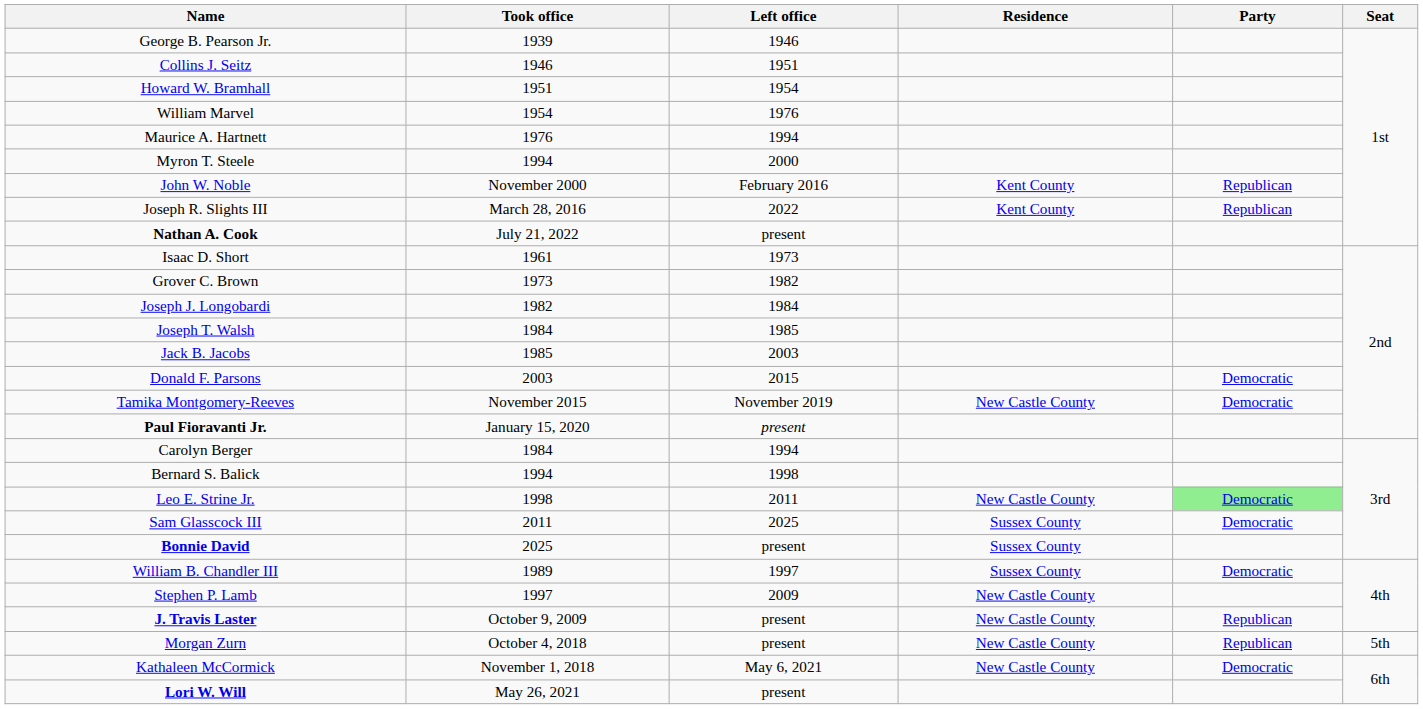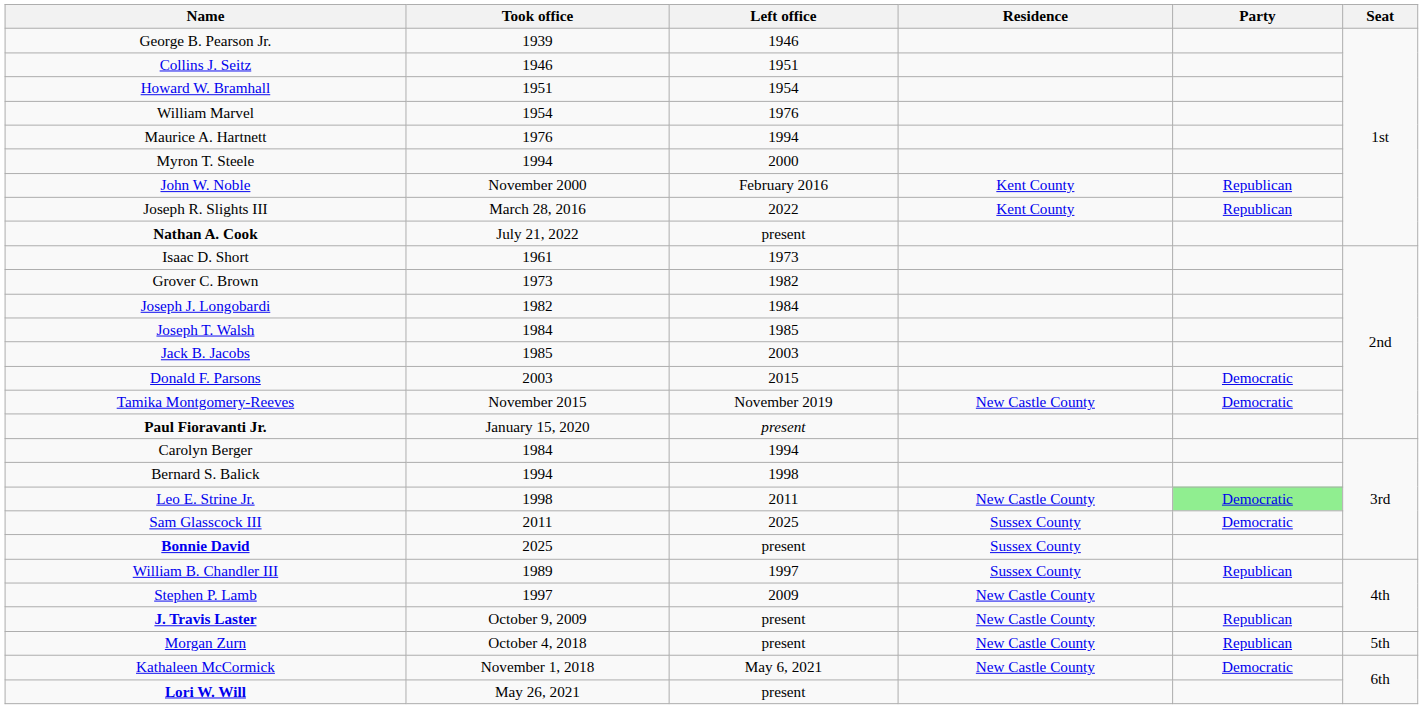(1257, 570) Democratic -> (1257, 570) Republican
